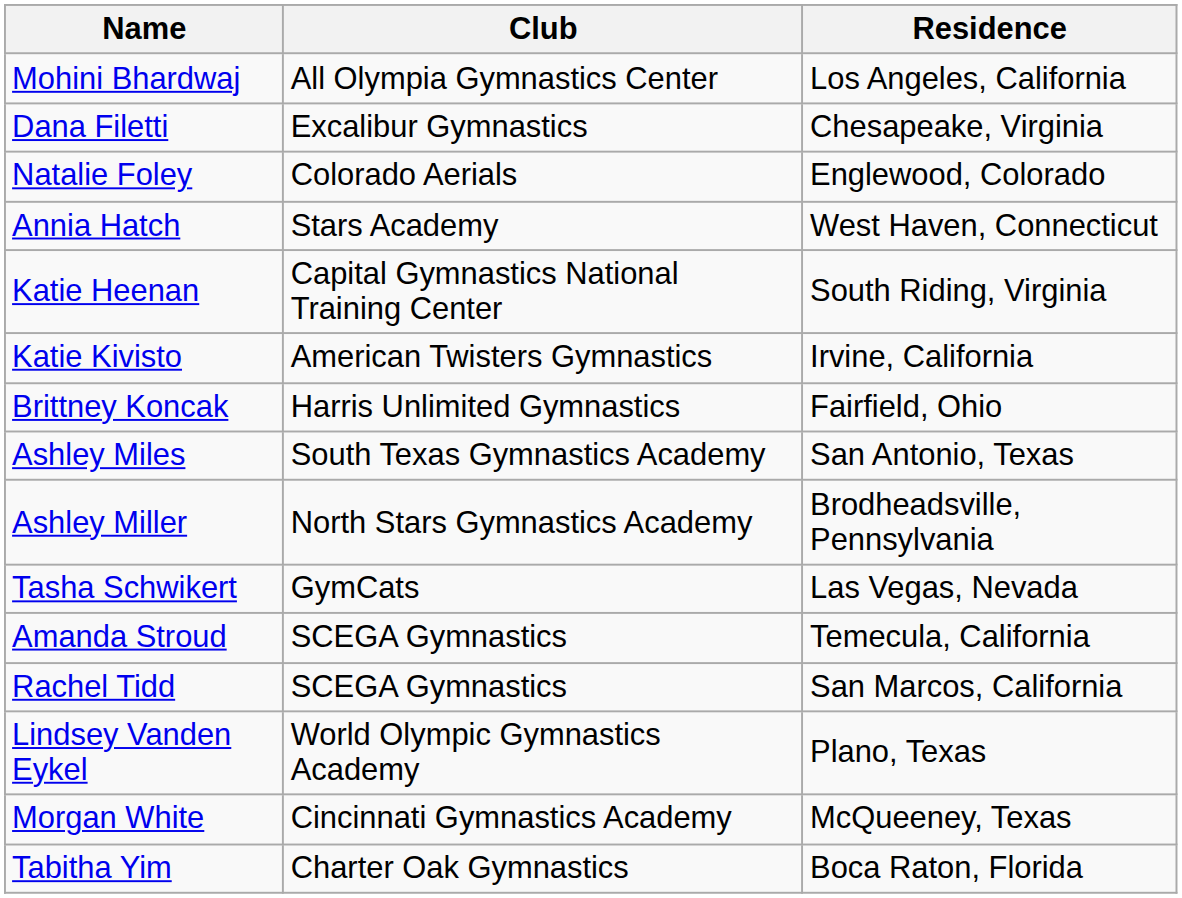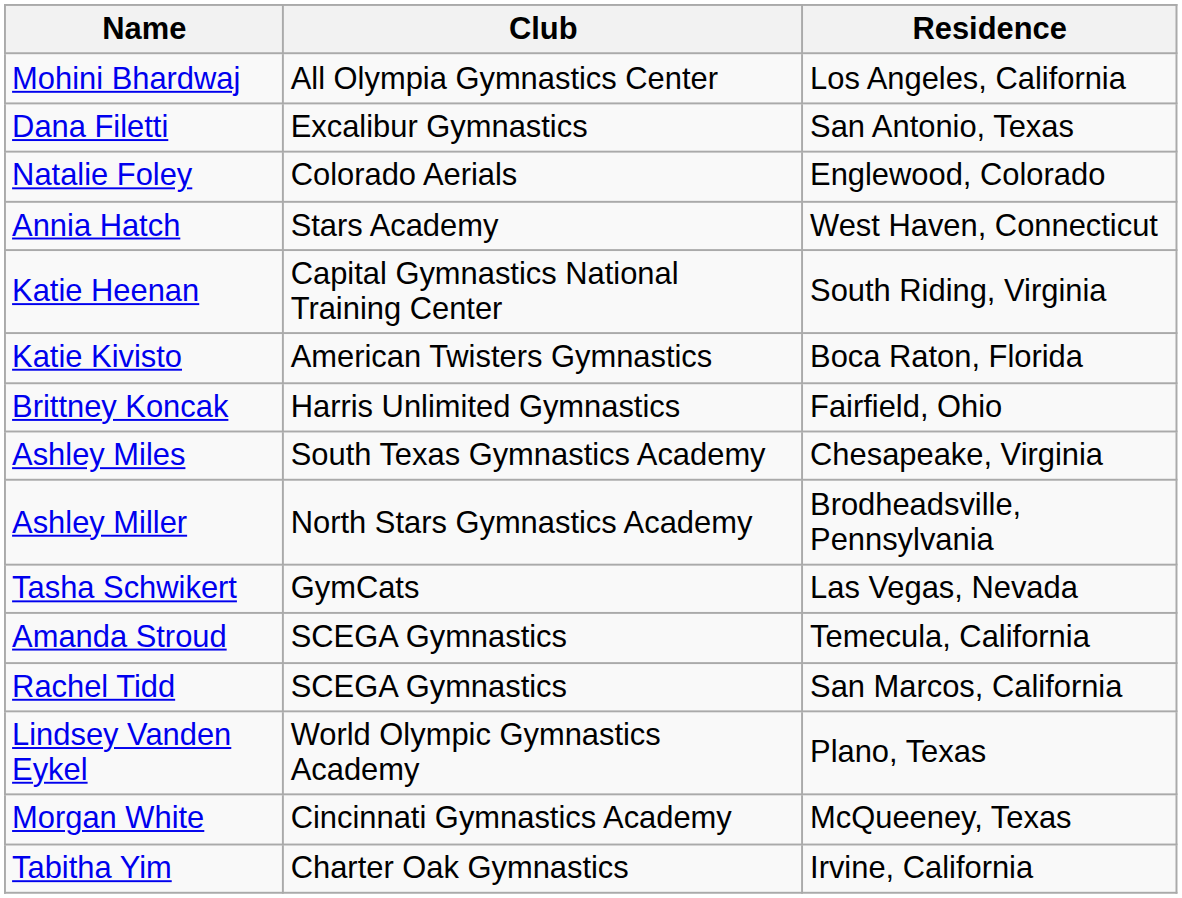(957, 126) Chesapeake, Virginia -> (942, 126) San Antonio, Texas
(922, 357) Irvine, California -> (947, 357) Boca Raton, Florida
(942, 455) San Antonio, Texas -> (957, 455) Chesapeake, Virginia
(947, 867) Boca Raton, Florida -> (922, 867) Irvine, California
